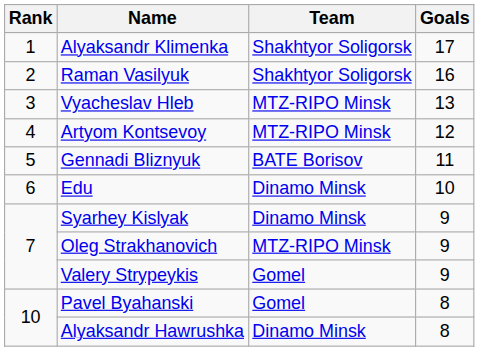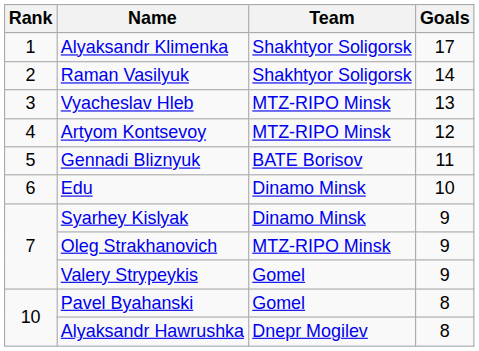(445, 75) 16 -> (445, 75) 14
(309, 331) Dinamo Minsk -> (310, 331) Dnepr Mogilev
